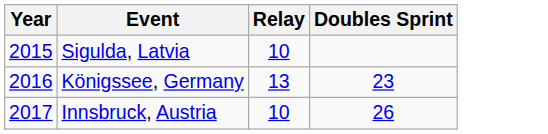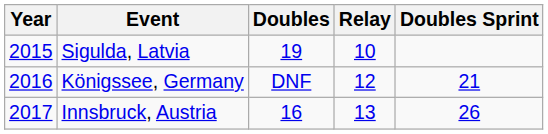+ column: (291, 19)
(279, 81) 13 -> (365, 81) 12
(383, 81) 23 -> (469, 81) 21
(279, 112) 10 -> (365, 112) 13
